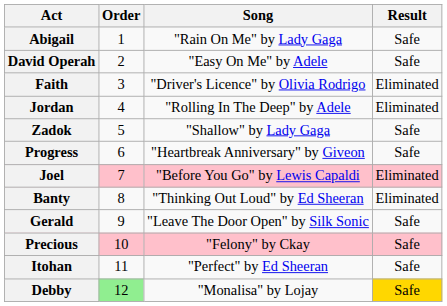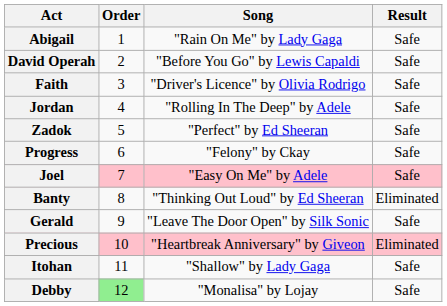(258, 61) "Easy On Me" by Adele -> (258, 61) "Before You Go" by Lewis Capaldi
(407, 84) Eliminated -> (407, 84) Safe
(407, 107) Eliminated -> (407, 107) Safe
(258, 130) "Shallow" by Lady Gaga -> (258, 130) "Perfect" by Ed Sheeran
(258, 152) "Heartbreak Anniversary" by Giveon -> (258, 152) "Felony" by Ckay
(258, 175) "Before You Go" by Lewis Capaldi -> (258, 175) "Easy On Me" by Adele
(407, 175) Eliminated -> (407, 175) Safe
(258, 244) "Felony" by Ckay -> (258, 244) "Heartbreak Anniversary" by Giveon
(407, 244) Safe -> (407, 244) Eliminated
(258, 267) "Perfect" by Ed Sheeran -> (258, 267) "Shallow" by Lady Gaga
(407, 289) gold background -> (407, 289) no background
